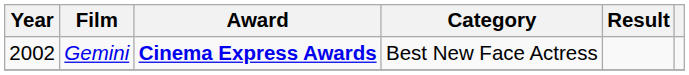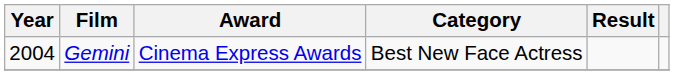(32, 53) 2002 -> (32, 53) 2004
(258, 53) bold -> (250, 53) normal
